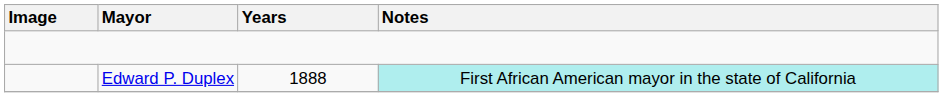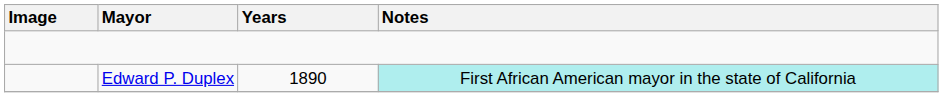(308, 78) 1888 -> (308, 78) 1890
